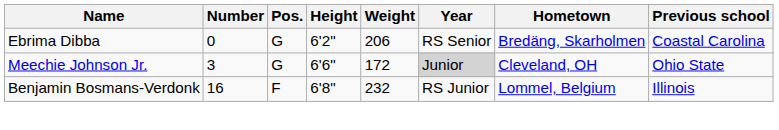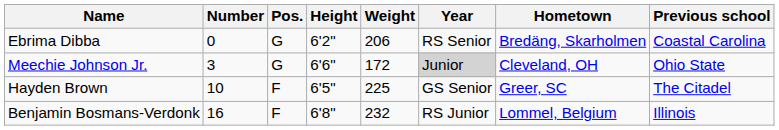+ row: (58, 88)
